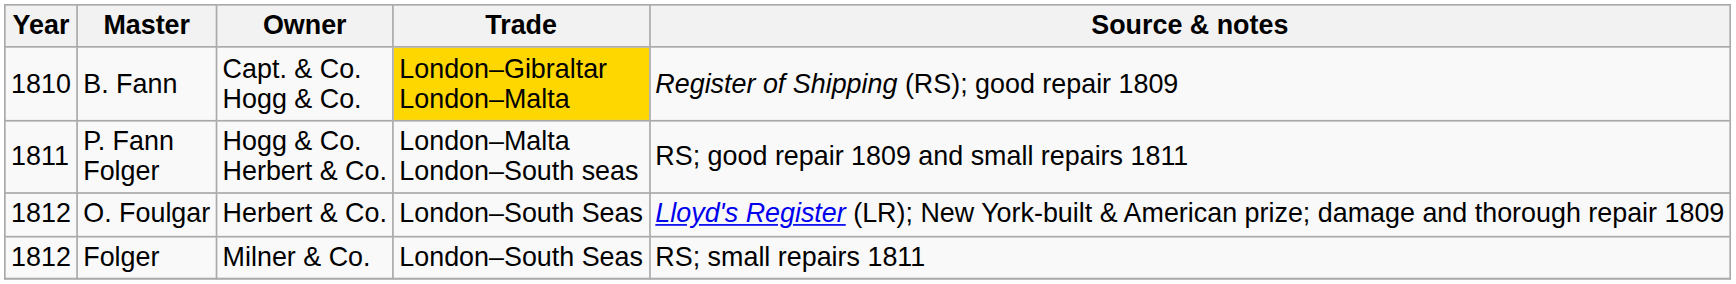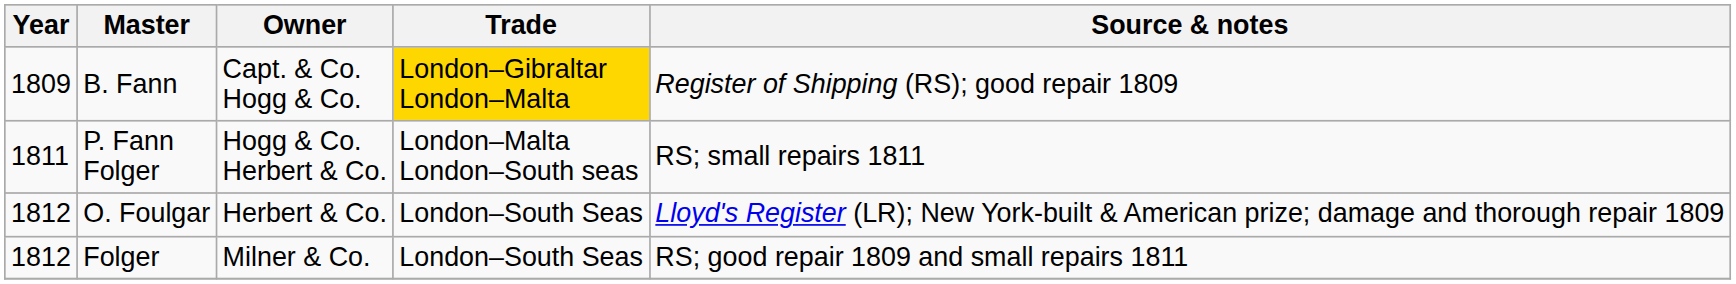(41, 83) 1810 -> (41, 83) 1809
(922, 156) RS; good repair 1809 and small repairs 1811 -> (790, 156) RS; small repairs 1811
(790, 256) RS; small repairs 1811 -> (922, 256) RS; good repair 1809 and small repairs 1811
